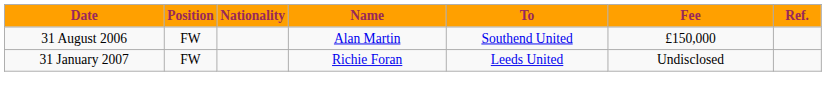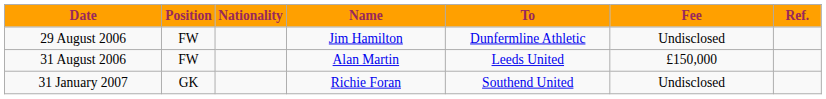+ row: (83, 38)
(527, 38) Southend United -> (528, 60) Leeds United
(190, 60) FW -> (188, 83) GK
(527, 60) Leeds United -> (528, 83) Southend United
